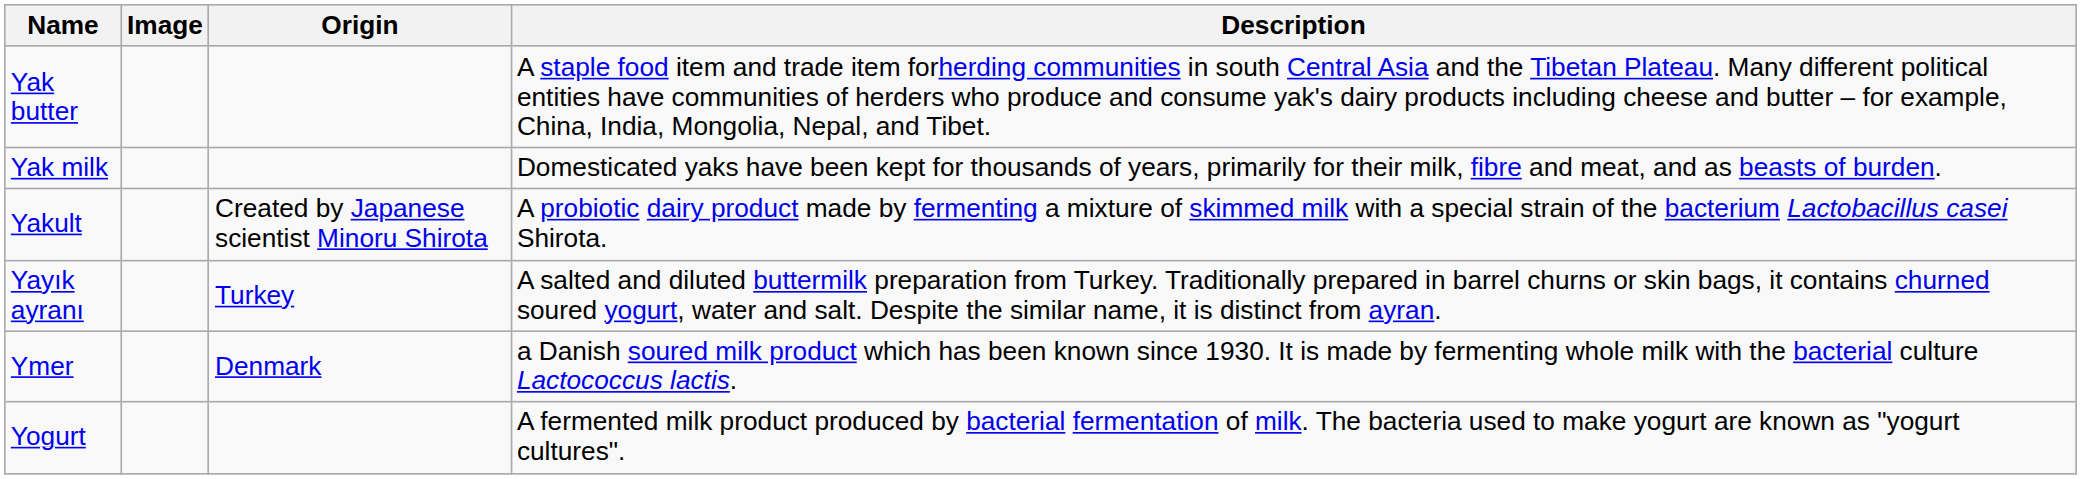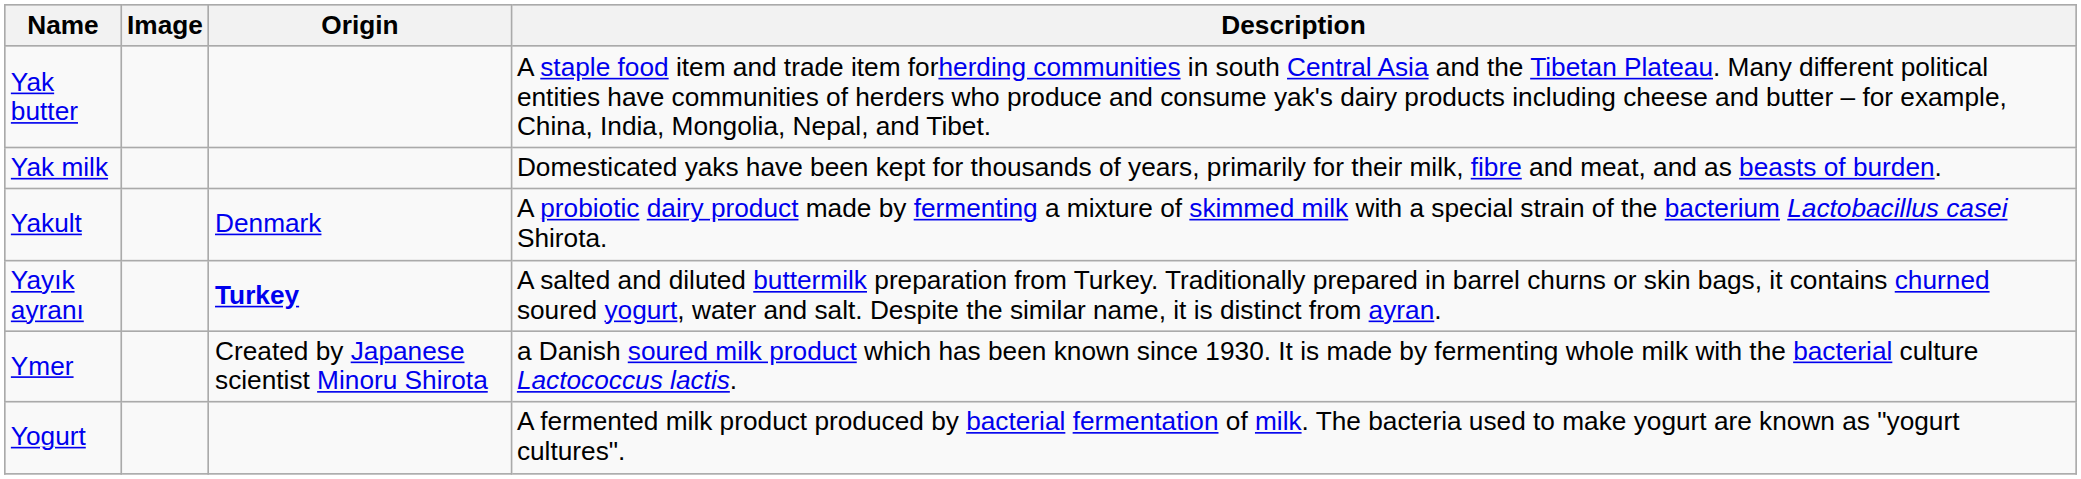(351, 223) Created by Japanese scientist Minoru Shirota -> (268, 223) Denmark
(255, 295) normal -> (257, 295) bold
(268, 366) Denmark -> (351, 366) Created by Japanese scientist Minoru Shirota
